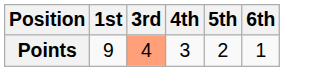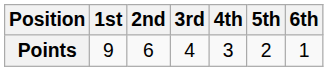+ column: (148, 19)
(146, 50) lightsalmon background -> (190, 50) no background
